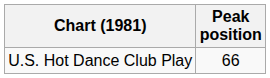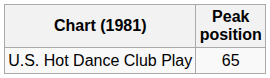(231, 60) 66 -> (231, 60) 65
